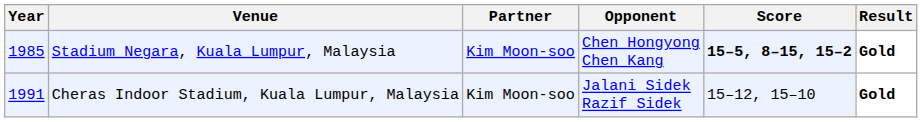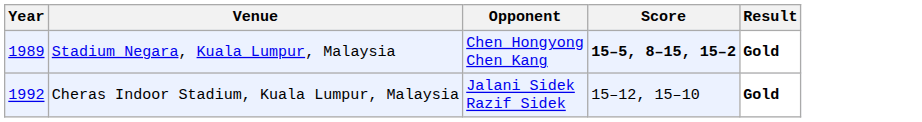- column: (521, 17)
(26, 51) 1985 -> (26, 51) 1989
(26, 95) 1991 -> (26, 95) 1992
